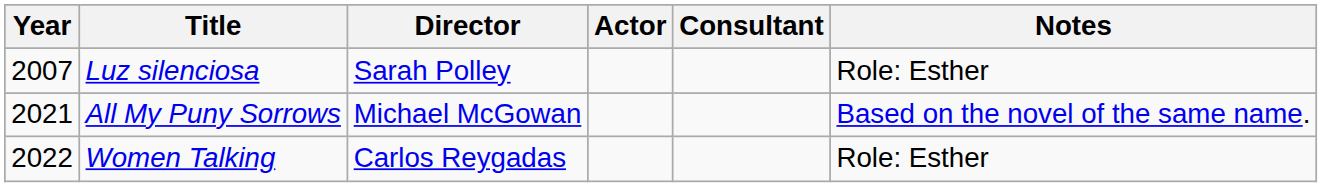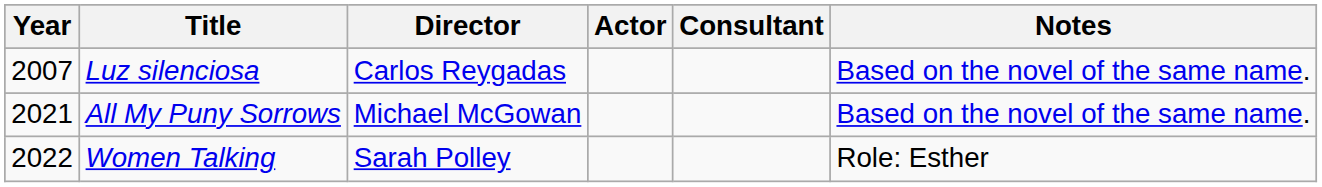(432, 70) Sarah Polley -> (460, 70) Carlos Reygadas
(913, 70) Role: Esther -> (1073, 70) Based on the novel of the same name.
(460, 158) Carlos Reygadas -> (432, 158) Sarah Polley
